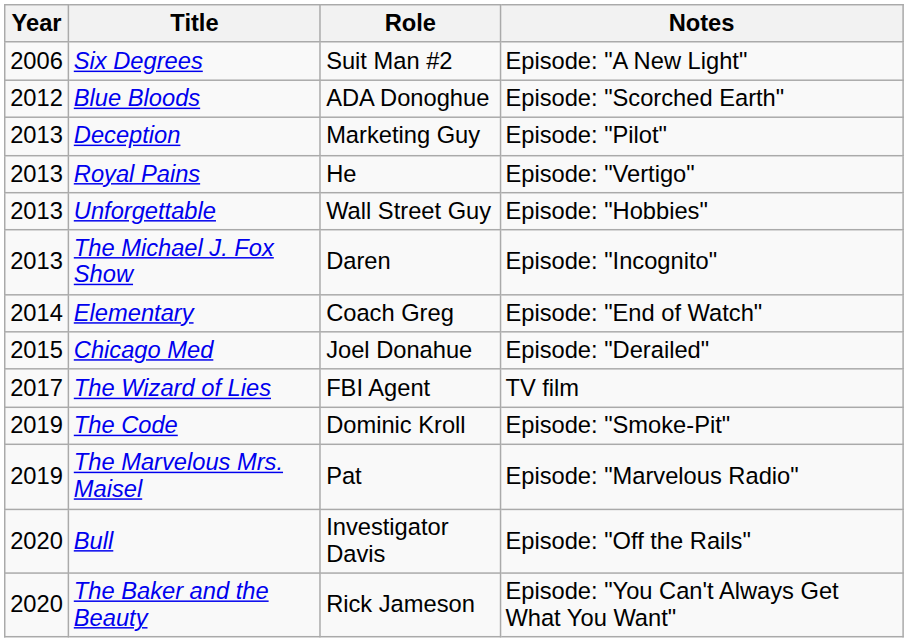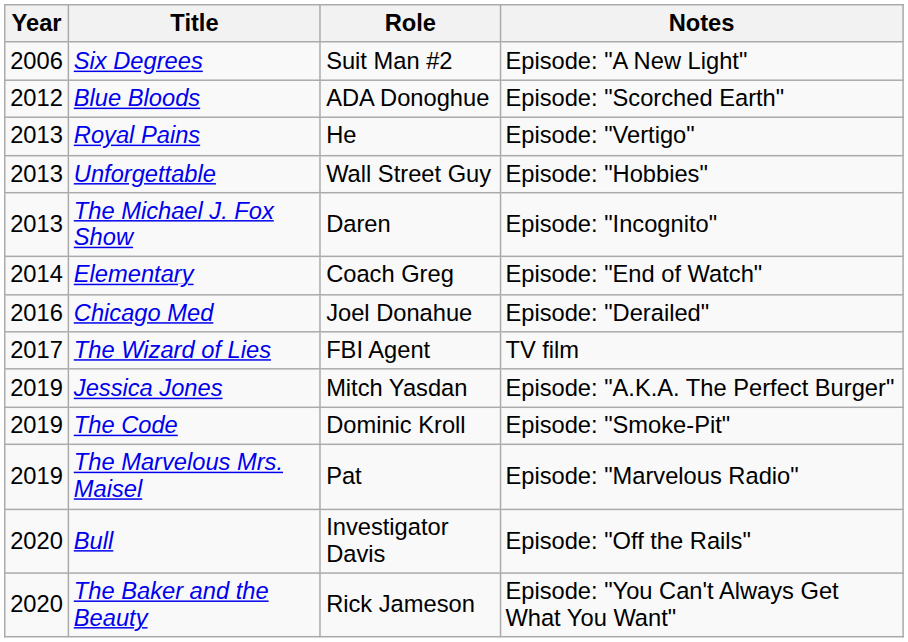- row: (127, 135)
(37, 350) 2015 -> (37, 312) 2016
+ row: (148, 387)
